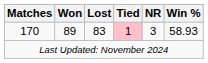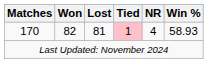(70, 31) 89 -> (70, 31) 82
(99, 31) 83 -> (99, 31) 81
(153, 31) 3 -> (153, 31) 4
